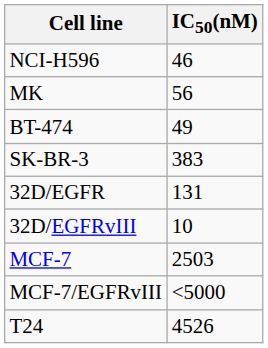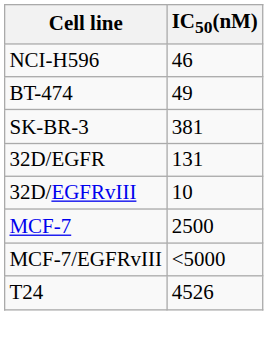- row: (26, 93)
(187, 159) 383 -> (187, 126) 381
(193, 259) 2503 -> (193, 226) 2500
